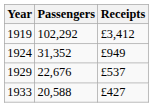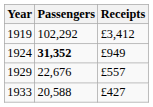(54, 53) normal -> (54, 53) bold
(113, 72) £537 -> (113, 72) £557
